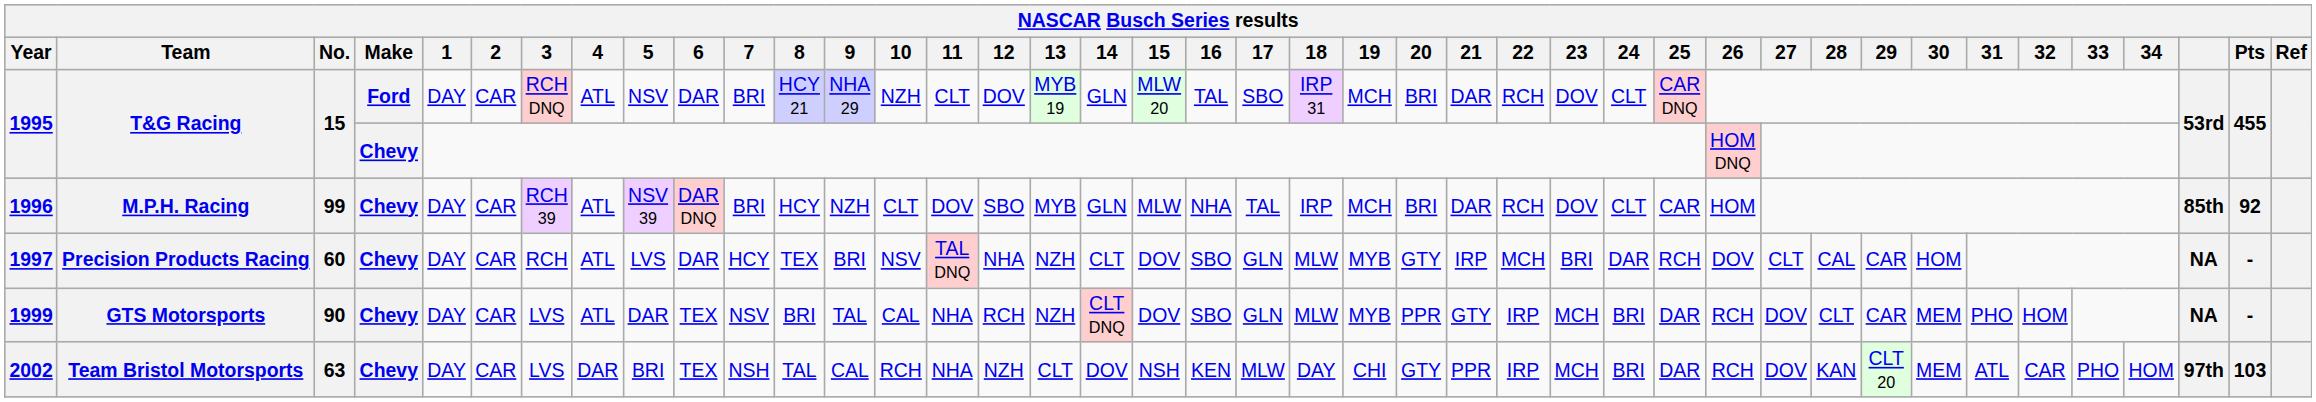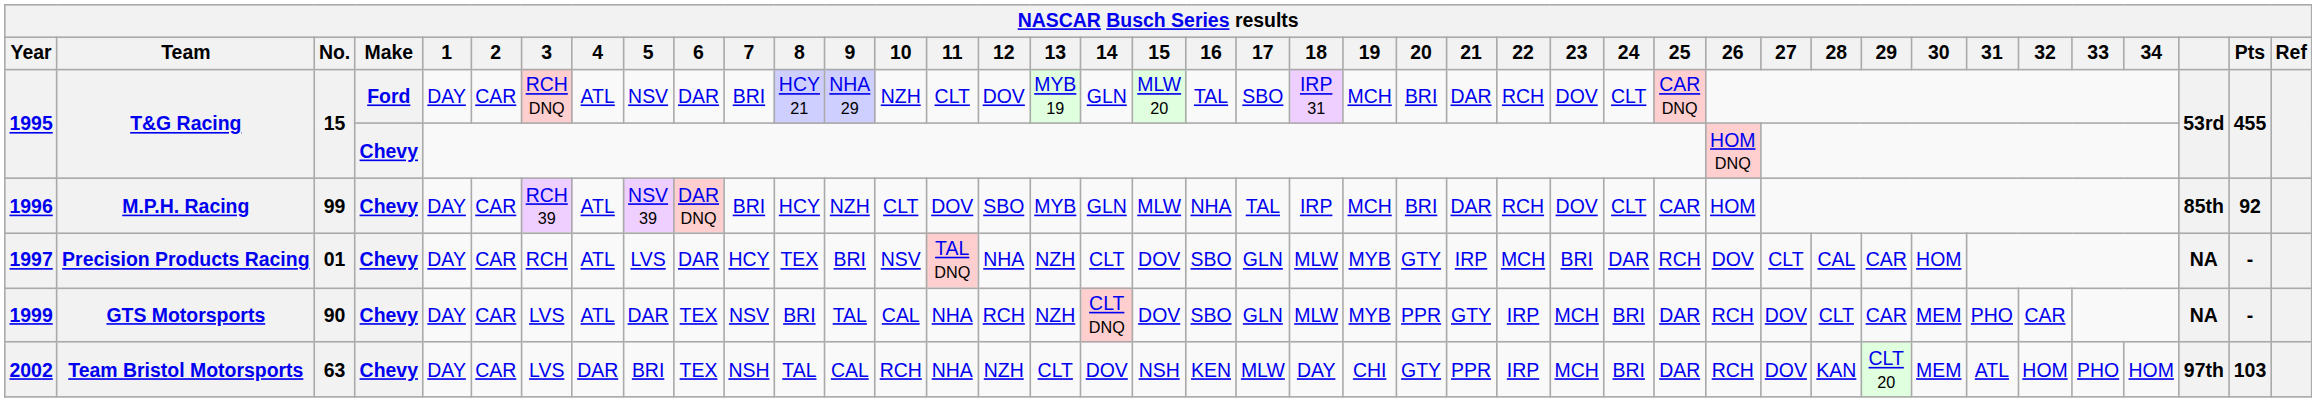(335, 260) 60 -> (335, 260) 01
(2045, 315) HOM -> (2045, 315) CAR
(2045, 370) CAR -> (2045, 370) HOM
